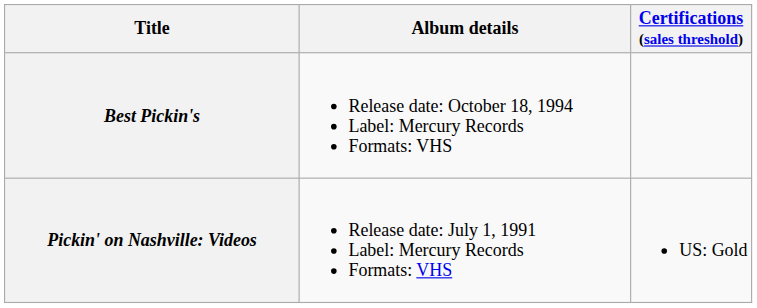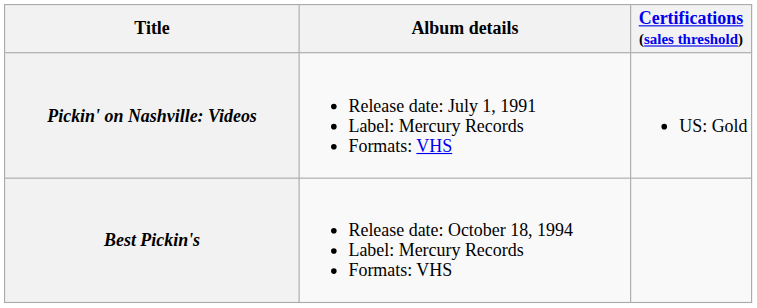rows swapped: (152, 240) <-> (152, 115)
